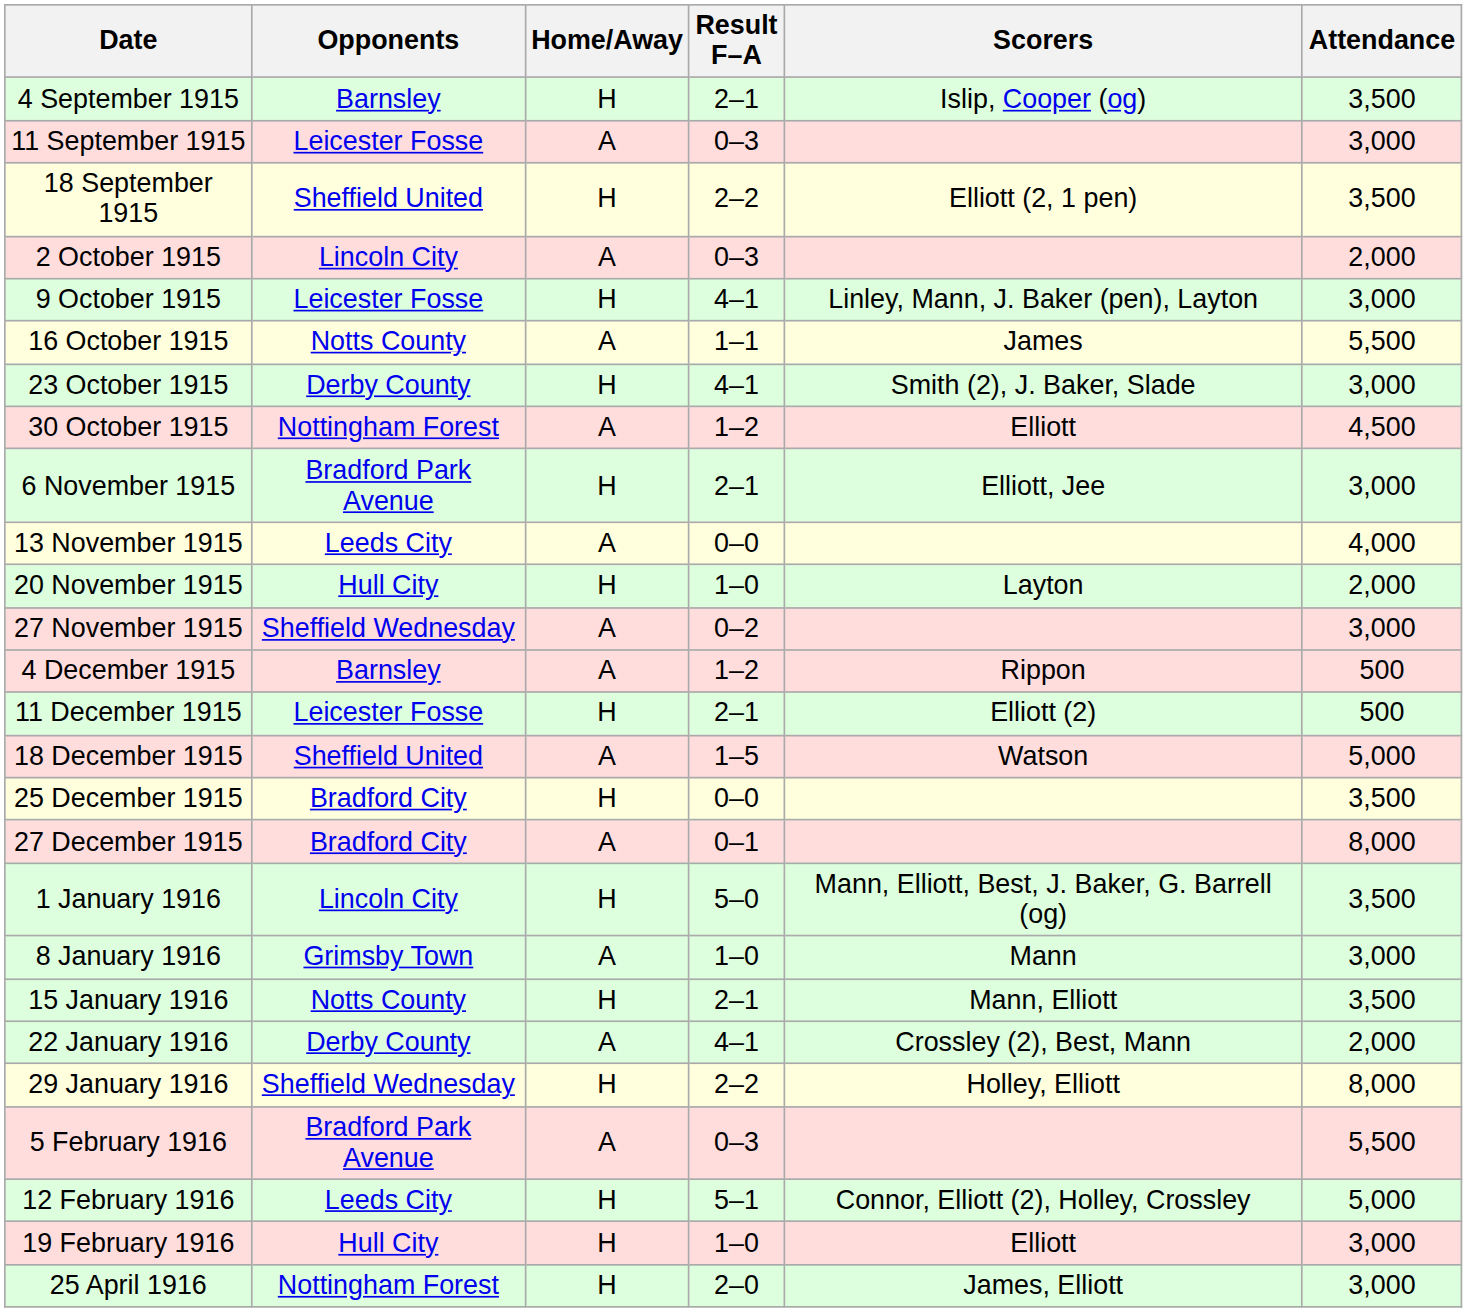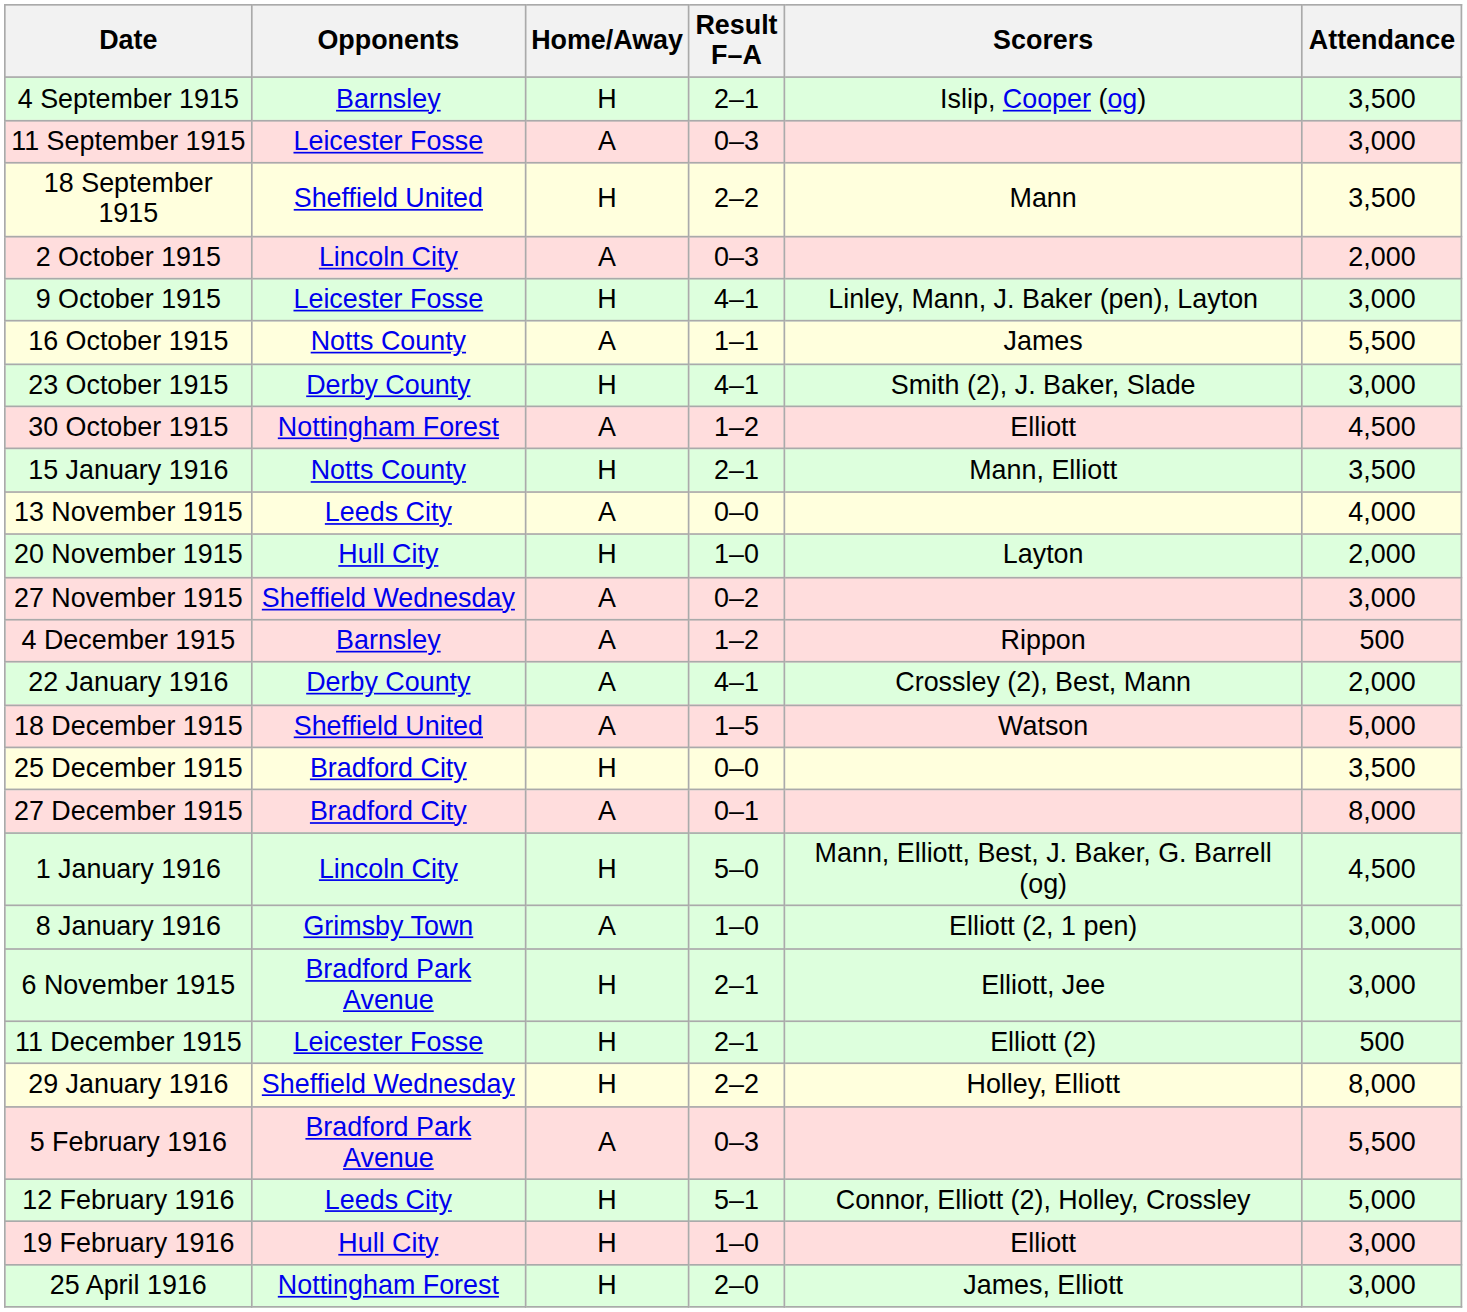(1043, 199) Elliott (2, 1 pen) -> (1043, 199) Mann
rows swapped: (128, 485) <-> (128, 999)
rows swapped: (128, 713) <-> (128, 1042)
(1382, 898) 3,500 -> (1382, 868) 4,500
(1043, 956) Mann -> (1043, 926) Elliott (2, 1 pen)
